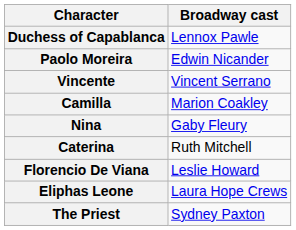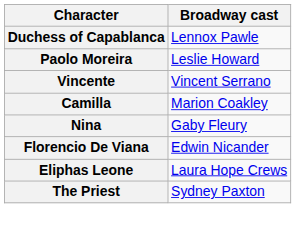(220, 59) Edwin Nicander -> (215, 59) Leslie Howard
- row: (86, 147)
(215, 170) Leslie Howard -> (220, 147) Edwin Nicander
